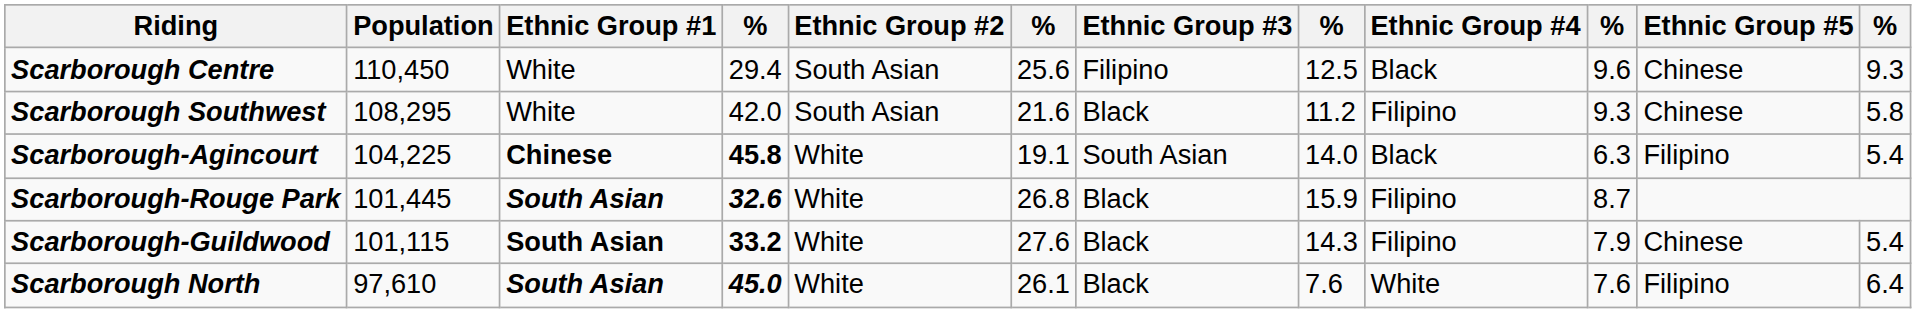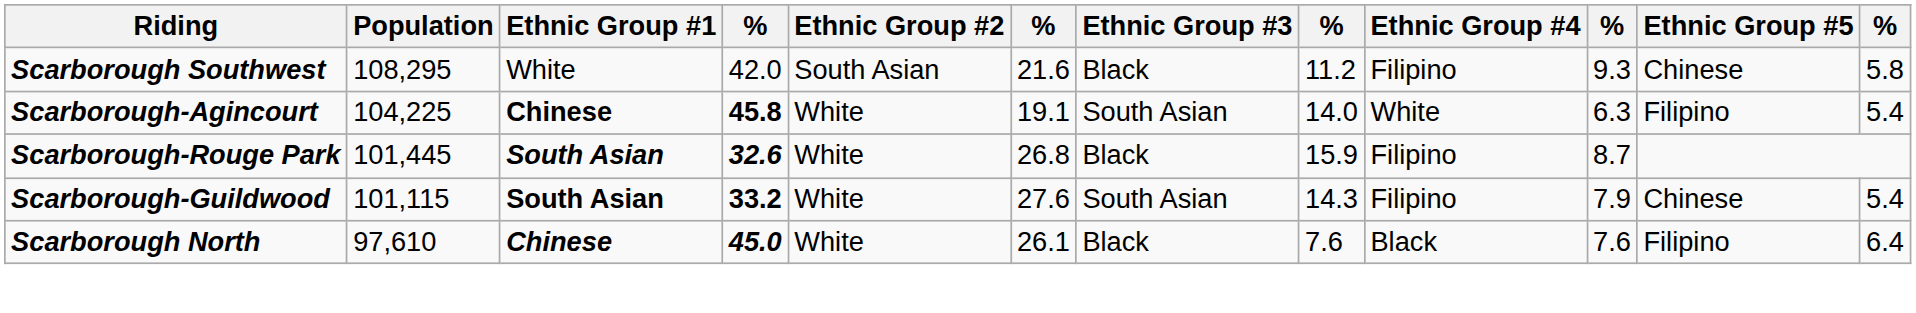- row: (143, 69)
(1404, 155) Black -> (1405, 112) White
(1116, 241) Black -> (1155, 198) South Asian
(585, 284) South Asian -> (559, 241) Chinese
(1405, 284) White -> (1404, 241) Black
